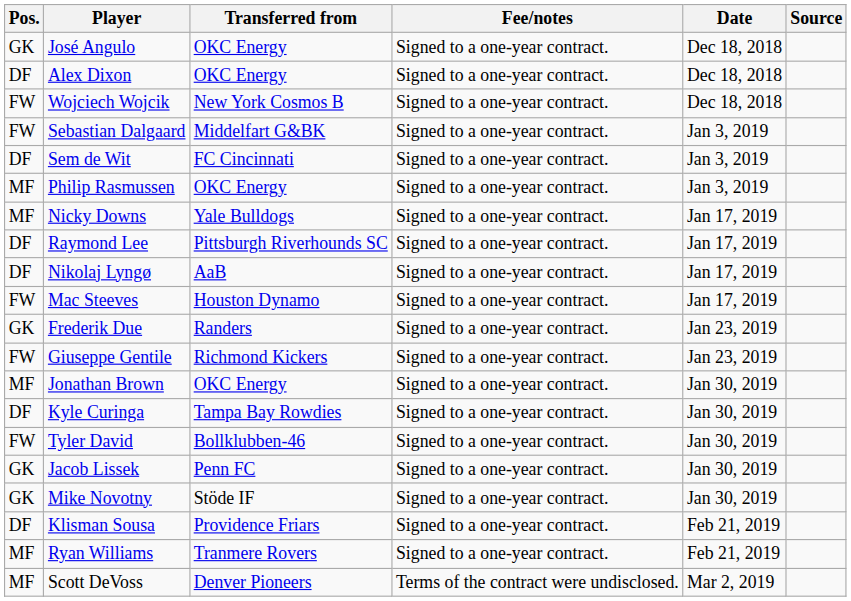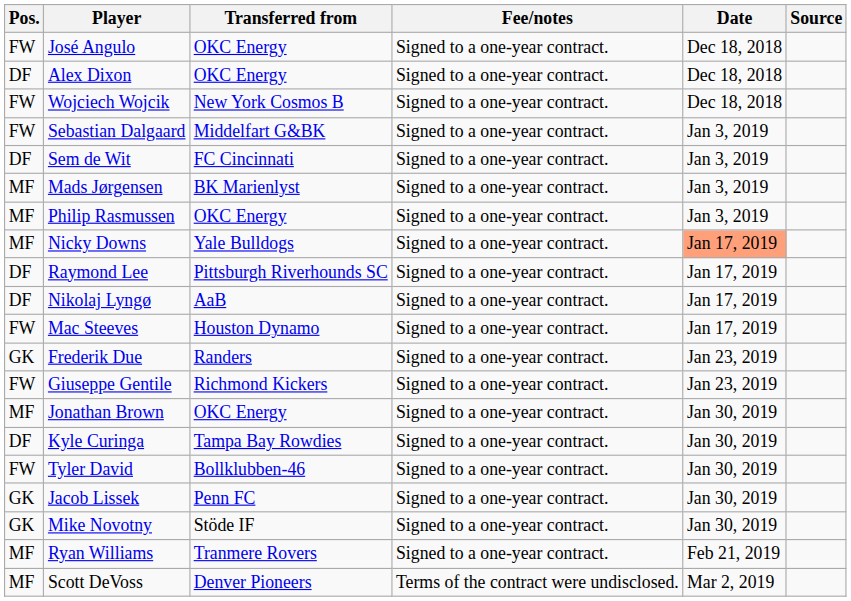(21, 46) GK -> (22, 46) FW
+ row: (105, 187)
(732, 215) no background -> (732, 243) lightsalmon background
- row: (101, 525)
